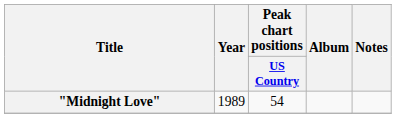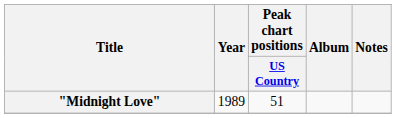(277, 102) 54 -> (277, 102) 51
